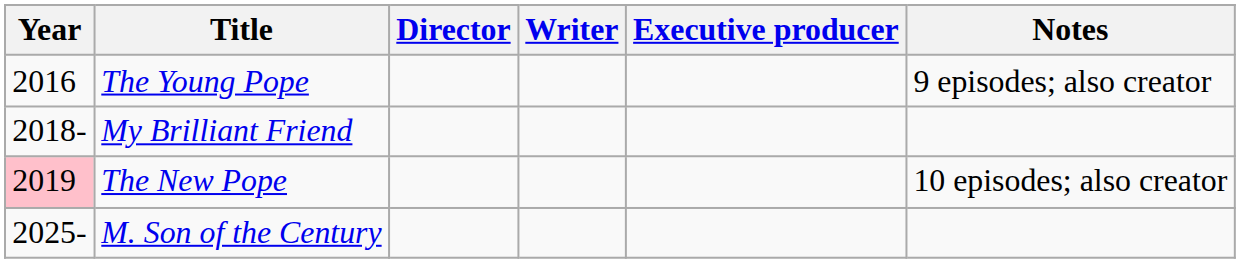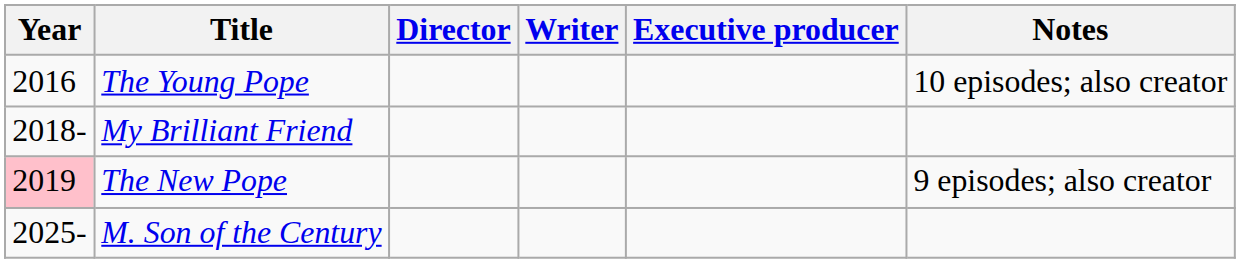(1062, 80) 9 episodes; also creator -> (1070, 80) 10 episodes; also creator
(1070, 181) 10 episodes; also creator -> (1062, 181) 9 episodes; also creator
